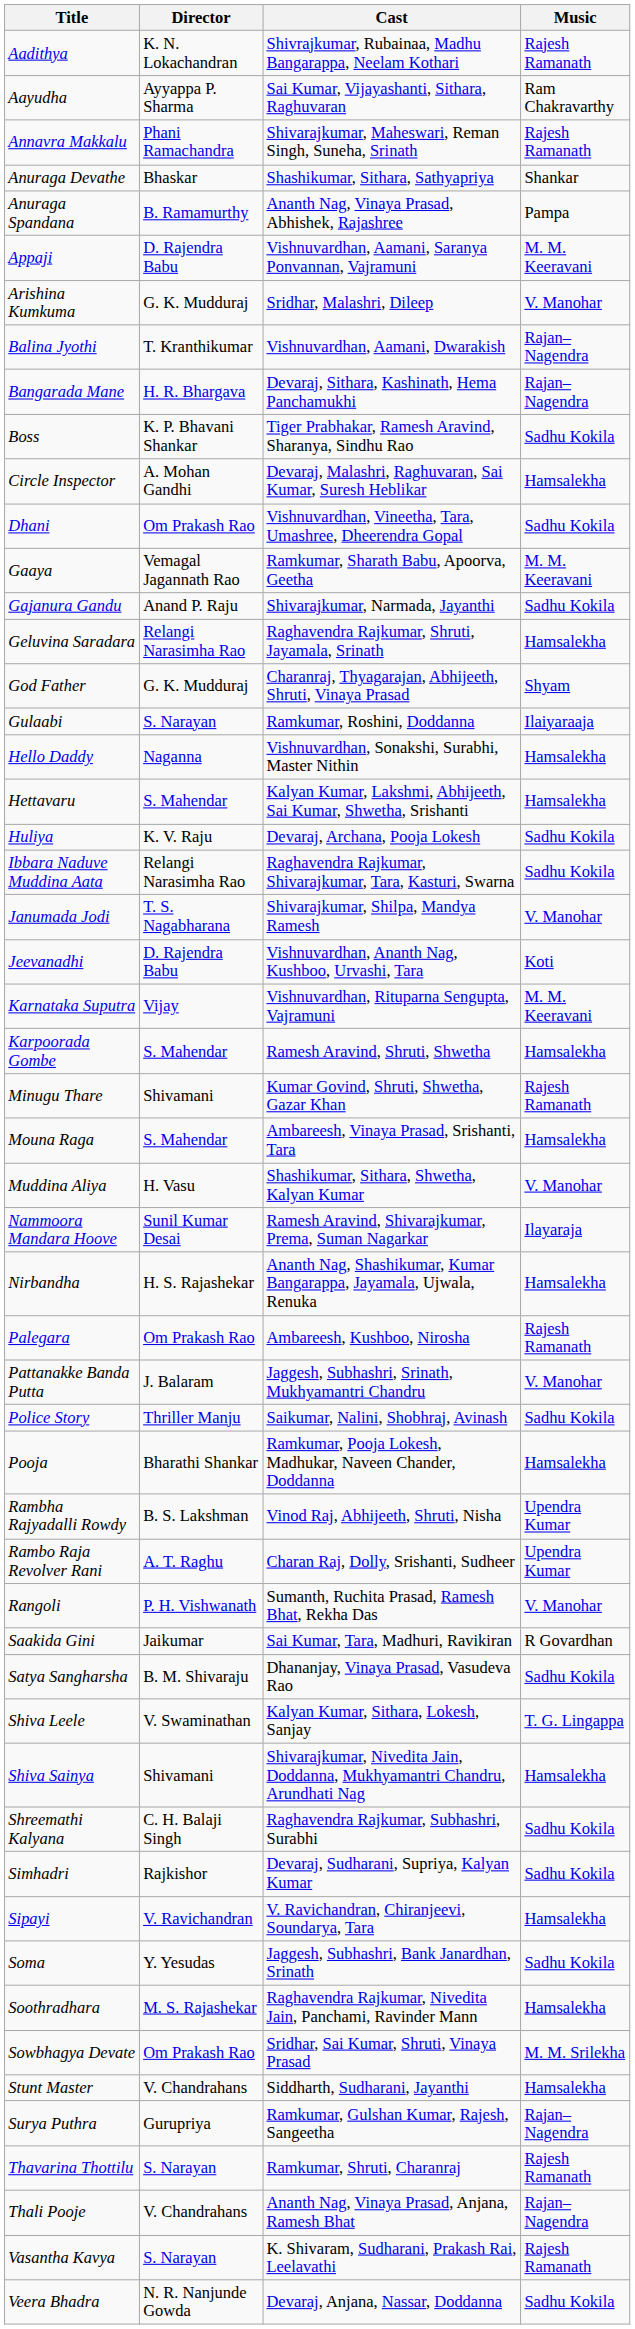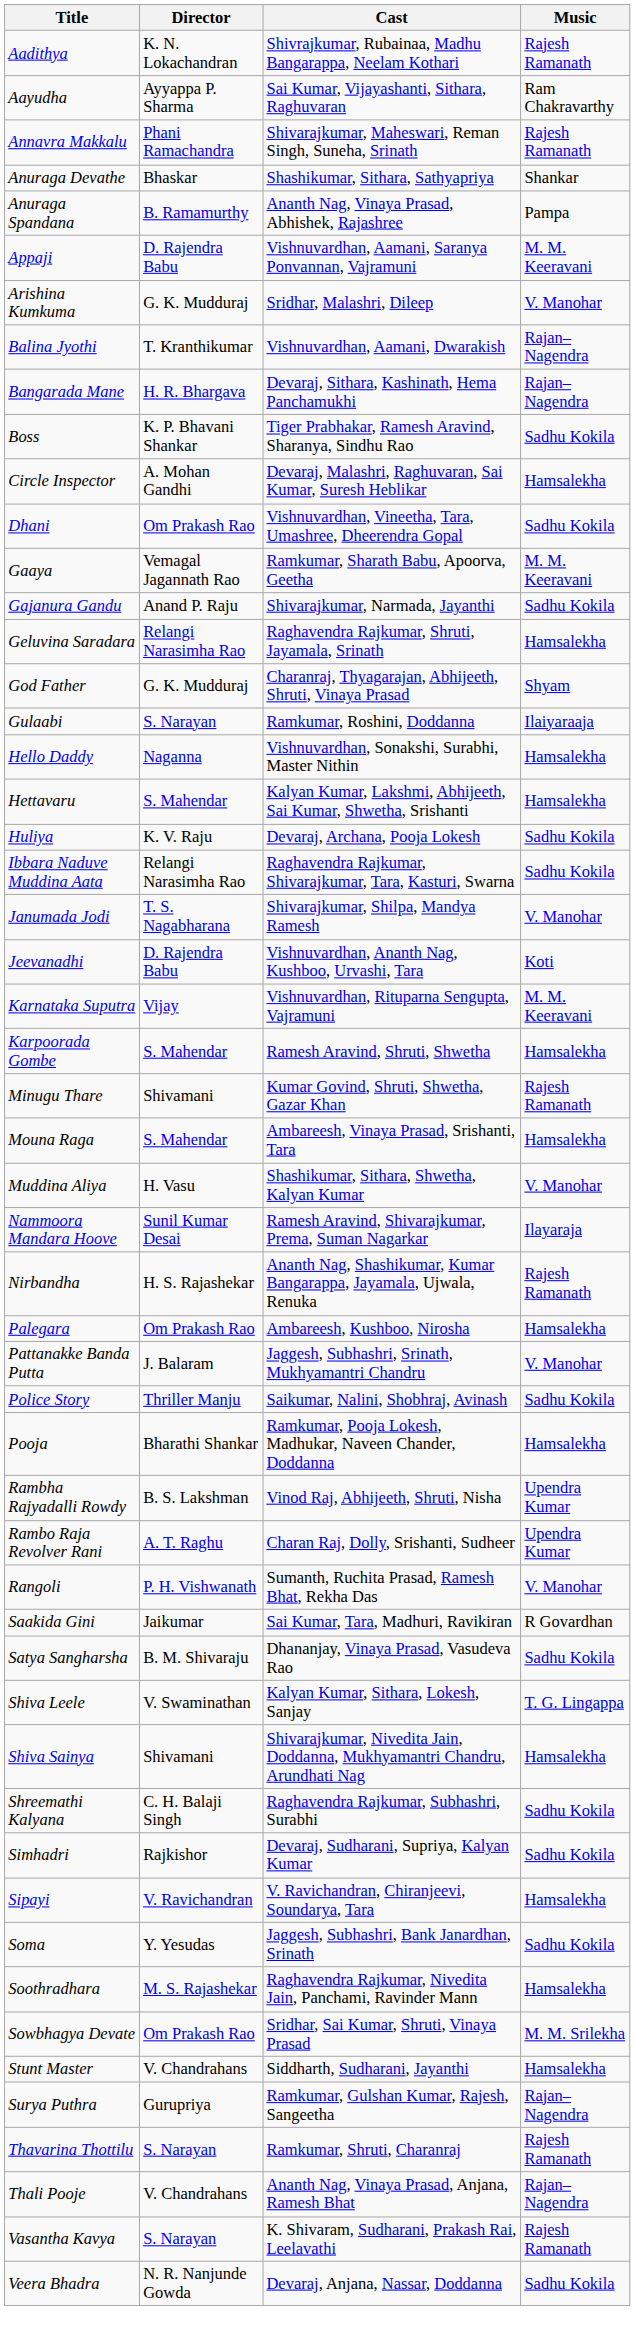(565, 1283) Hamsalekha -> (558, 1283) Rajesh Ramanath
(558, 1337) Rajesh Ramanath -> (565, 1328) Hamsalekha
